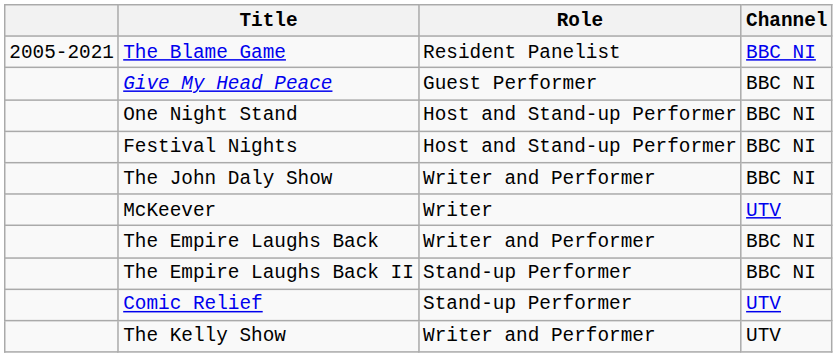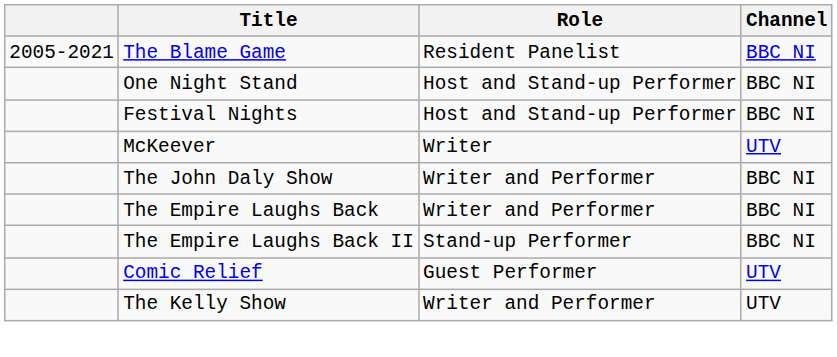- row: (228, 84)
rows swapped: (228, 178) <-> (170, 210)
(528, 305) Stand-up Performer -> (510, 273) Guest Performer
